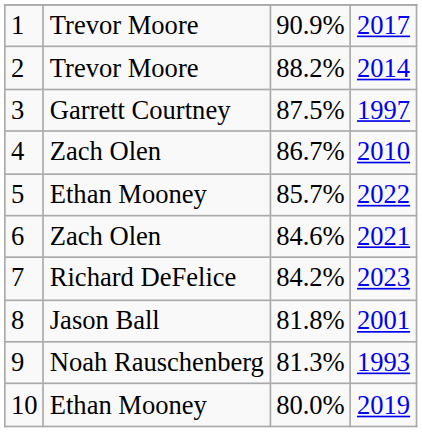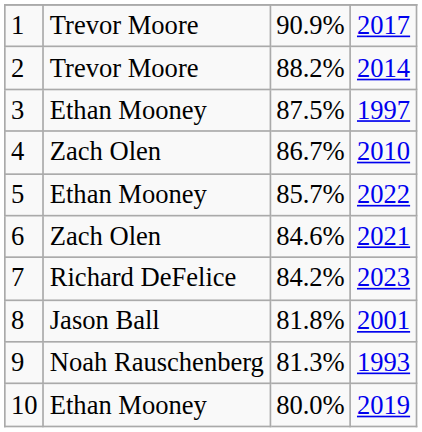(140, 109) Garrett Courtney -> (128, 109) Ethan Mooney
